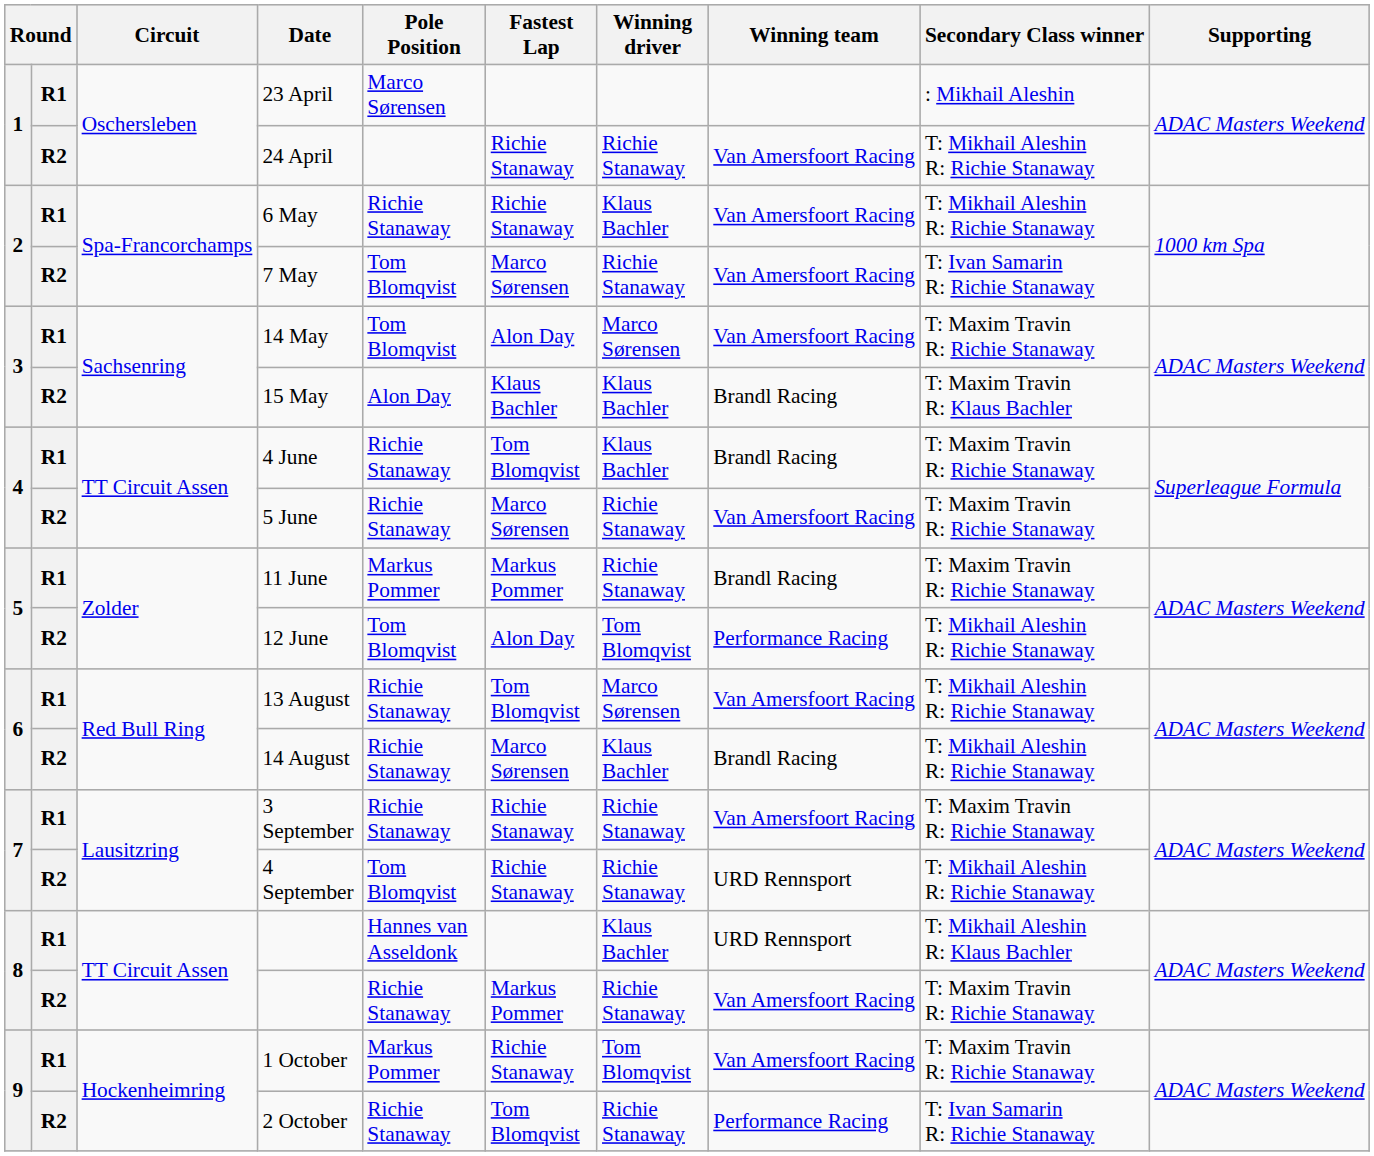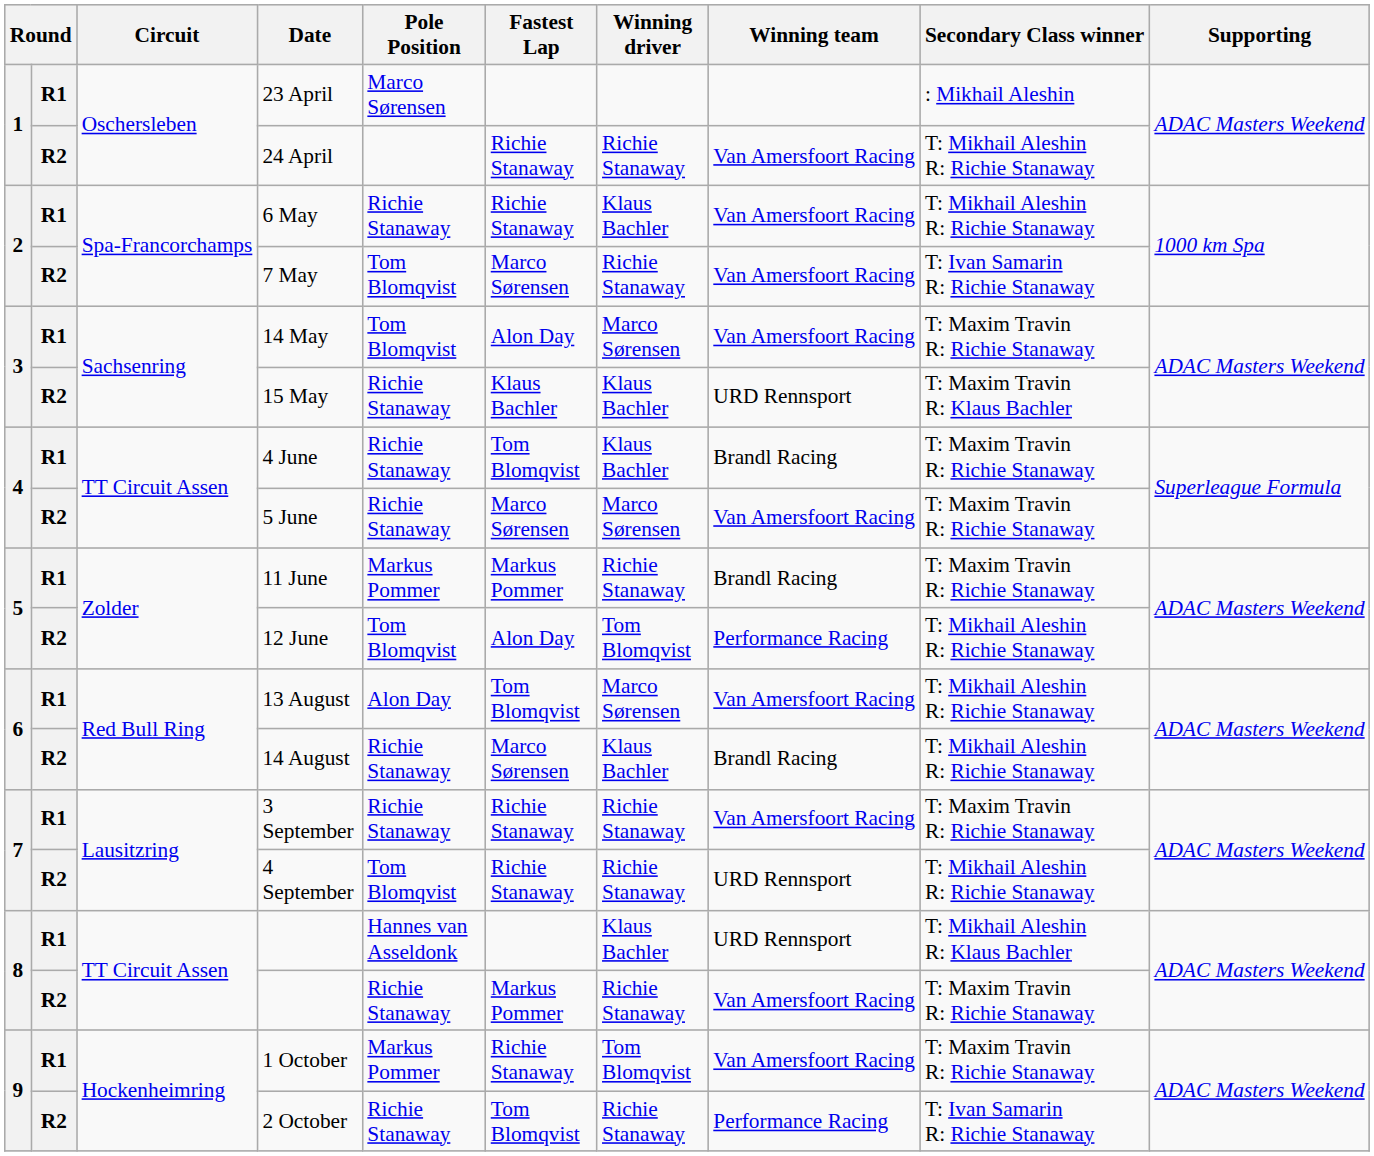(409, 396) Alon Day -> (409, 396) Richie Stanaway
(775, 396) Brandl Racing -> (782, 396) URD Rennsport
(644, 517) Richie Stanaway -> (641, 517) Marco Sørensen
(409, 698) Richie Stanaway -> (409, 698) Alon Day
